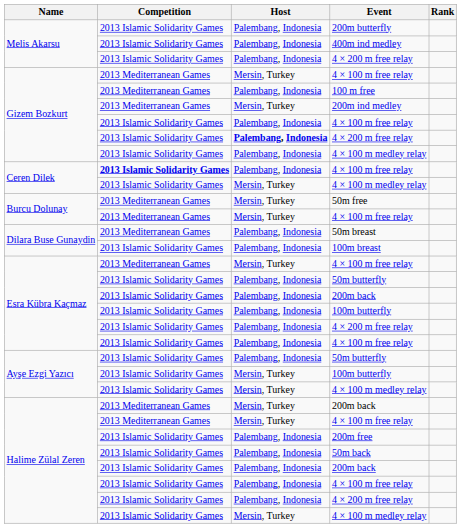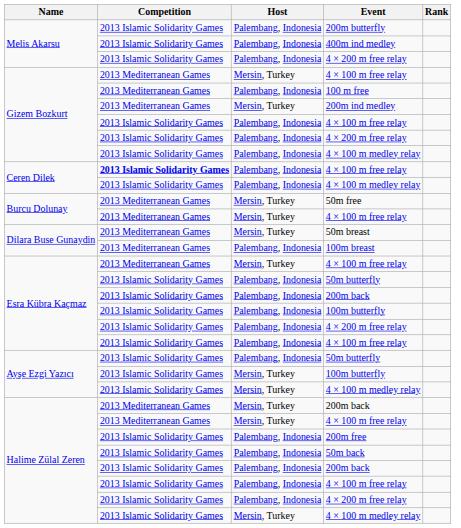(281, 138) bold -> (277, 138) normal
(264, 185) Mersin, Turkey -> (277, 185) Palembang, Indonesia
(277, 232) Palembang, Indonesia -> (264, 232) Mersin, Turkey
(161, 248) 2013 Islamic Solidarity Games -> (155, 248) 2013 Mediterranean Games
